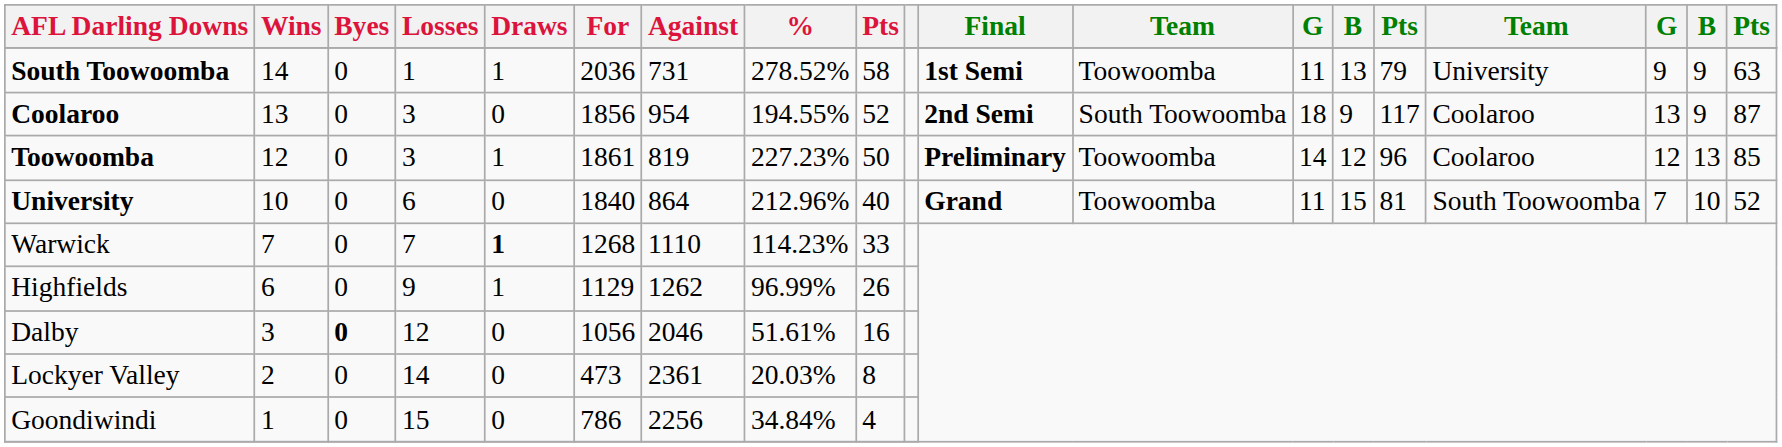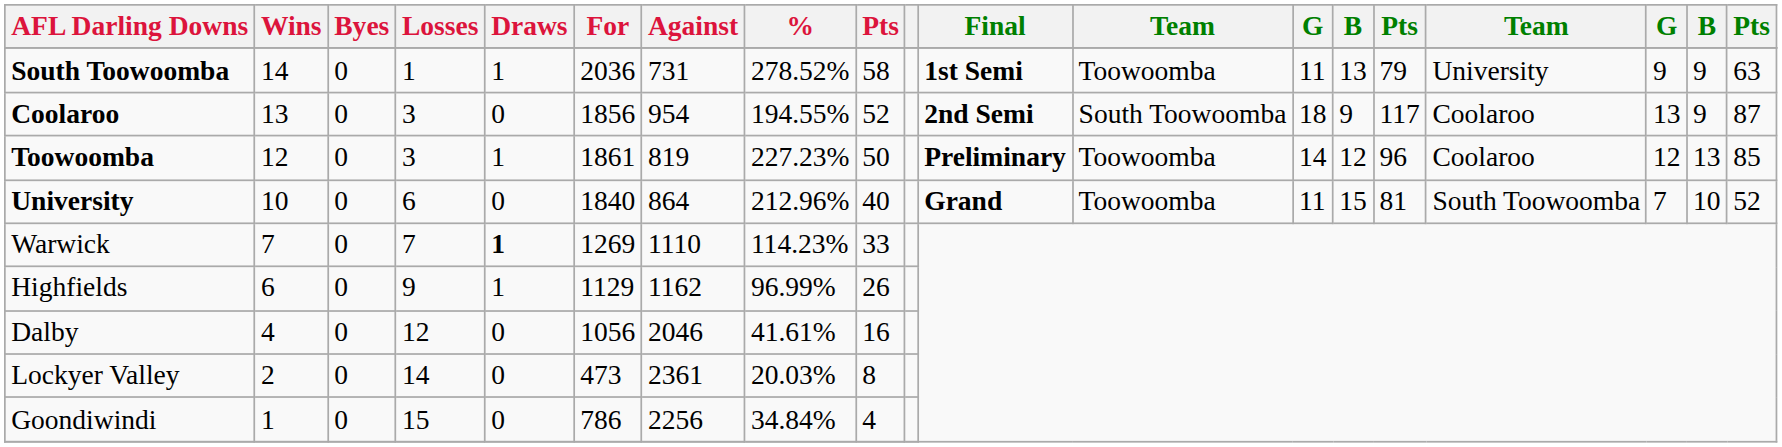(608, 244) 1268 -> (608, 244) 1269
(675, 288) 1262 -> (675, 288) 1162
(268, 331) 3 -> (268, 331) 4
(341, 331) bold -> (341, 331) normal
(793, 331) 51.61% -> (793, 331) 41.61%
